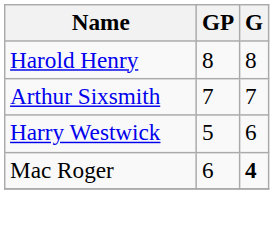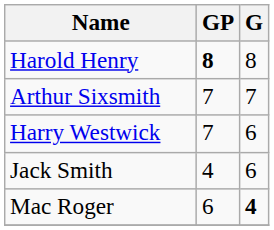(208, 59) normal -> (208, 59) bold
(208, 133) 5 -> (208, 133) 7
+ row: (61, 170)
